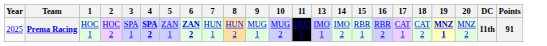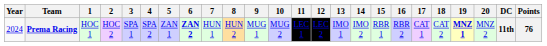+ column: (321, 10)
(15, 29) 2025 -> (15, 29) 2024
(150, 29) bold -> (149, 29) normal
(510, 29) 91 -> (529, 29) 76
